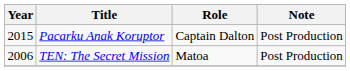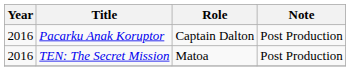(20, 35) 2015 -> (20, 35) 2016
(20, 55) 2006 -> (20, 55) 2016
